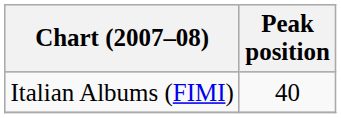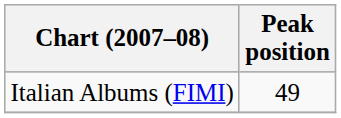(288, 91) 40 -> (288, 91) 49
